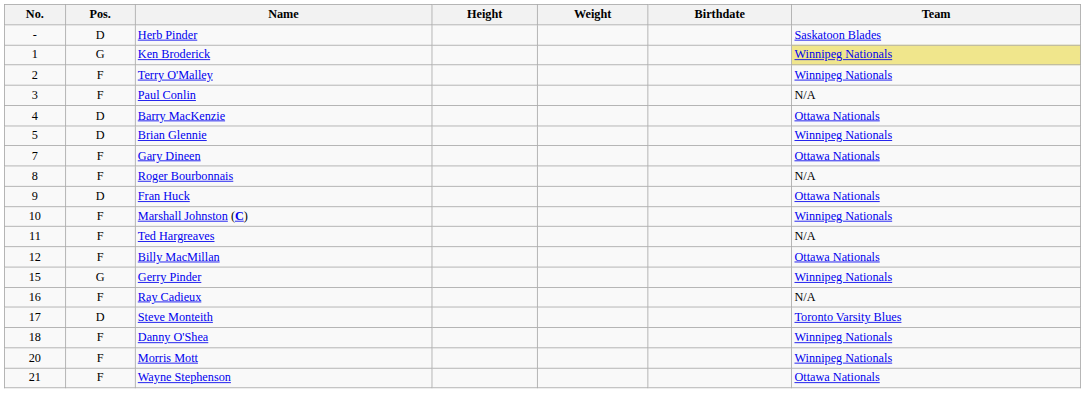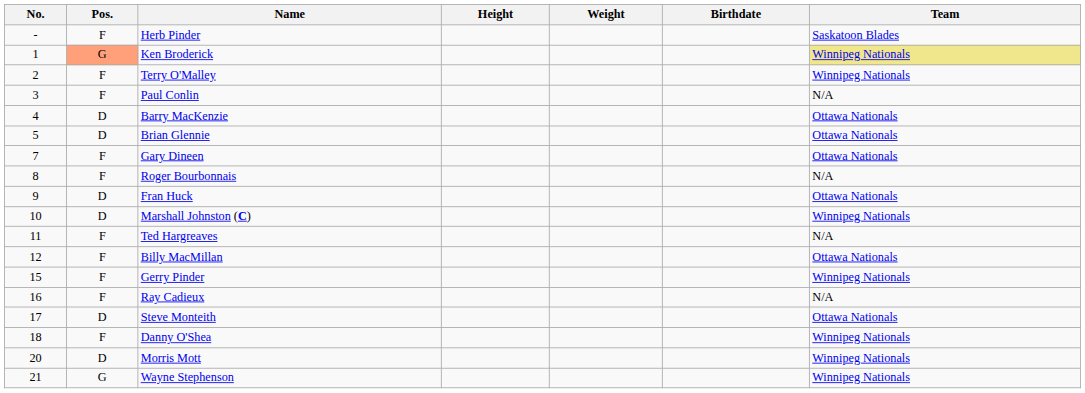(100, 35) D -> (102, 35) F
(100, 55) no background -> (102, 55) lightsalmon background
(843, 136) Winnipeg Nationals -> (855, 136) Ottawa Nationals
(100, 216) F -> (102, 216) D
(100, 277) G -> (102, 277) F
(848, 317) Toronto Varsity Blues -> (855, 317) Ottawa Nationals
(100, 358) F -> (102, 358) D
(100, 378) F -> (102, 378) G
(837, 378) Ottawa Nationals -> (861, 378) Winnipeg Nationals
